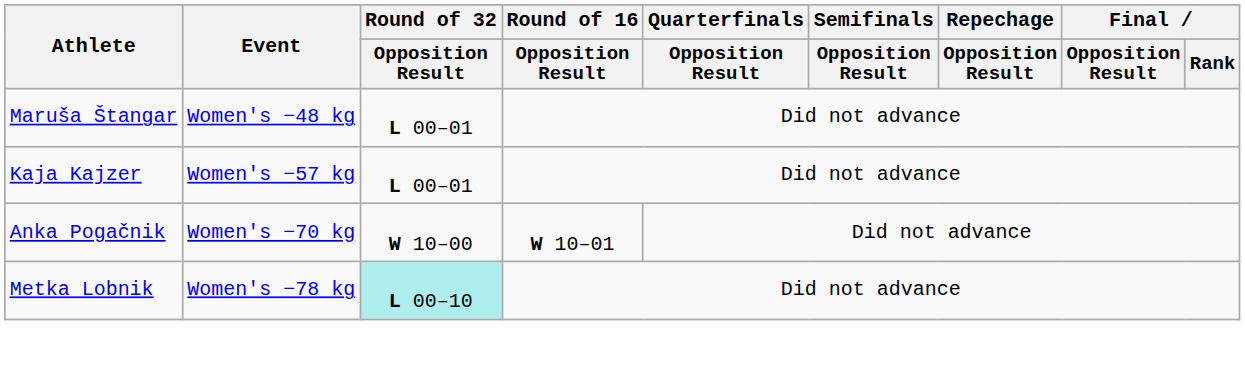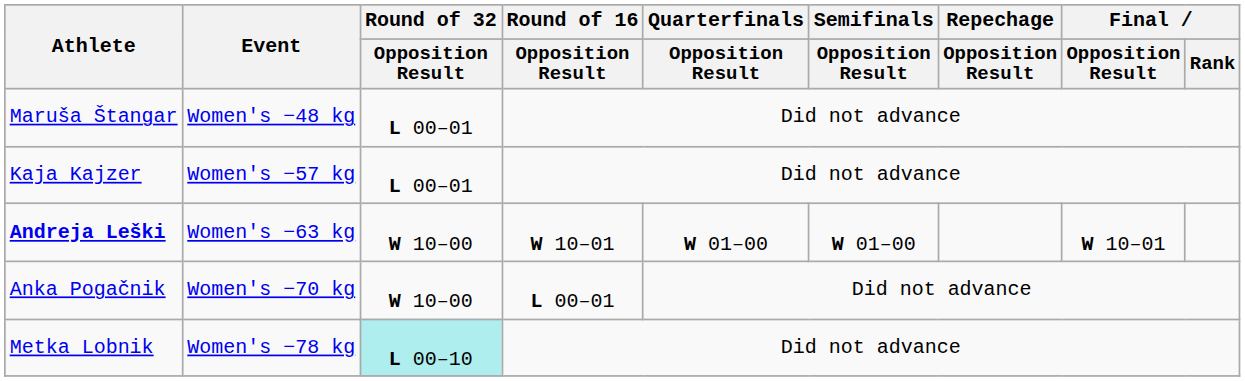+ row: (88, 232)
(572, 244) W 10–01 -> (572, 302) L 00–01
